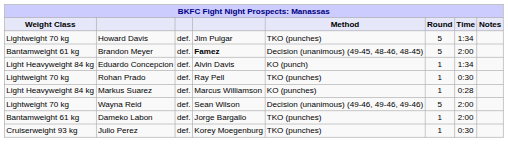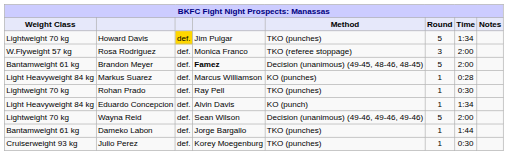(184, 37) no background -> (184, 37) gold background
+ row: (127, 51)
rows swapped: (125, 90) <-> (136, 64)
(466, 117) 2:00 -> (466, 130) 1:44
